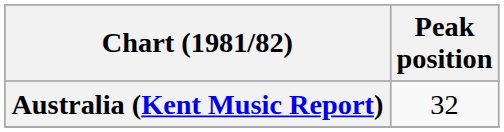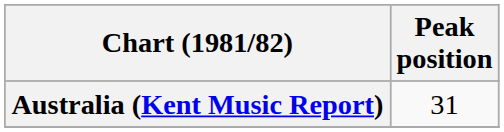(445, 103) 32 -> (445, 103) 31
